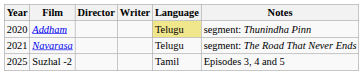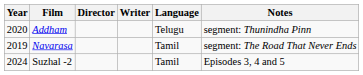(169, 29) khaki background -> (169, 29) no background
(17, 45) 2021 -> (17, 45) 2019
(169, 45) Telugu -> (167, 45) Tamil
(17, 62) 2025 -> (17, 62) 2024
